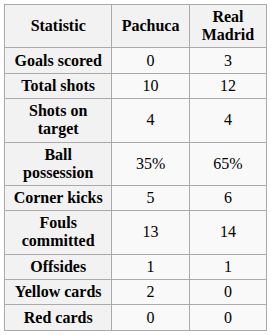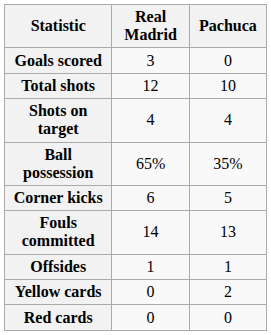columns swapped: (228, 26) <-> (151, 26)
